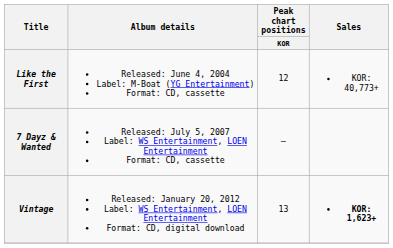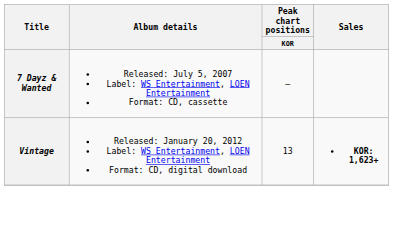- row: (36, 79)
